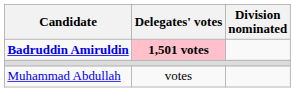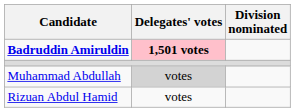(178, 76) no background -> (178, 76) lightgrey background
+ row: (62, 96)
